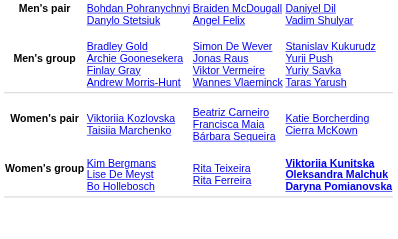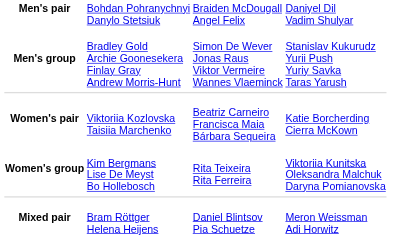(339, 175) bold -> (336, 175) normal
+ row: (45, 217)
